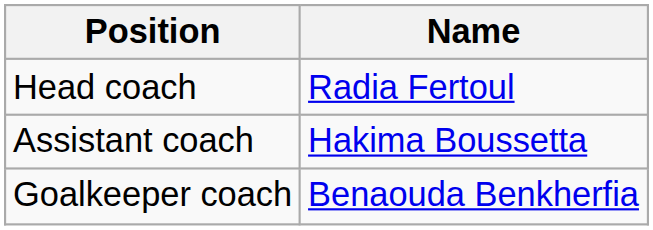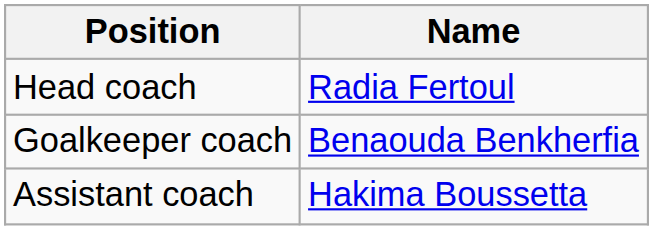rows swapped: (133, 140) <-> (153, 195)
